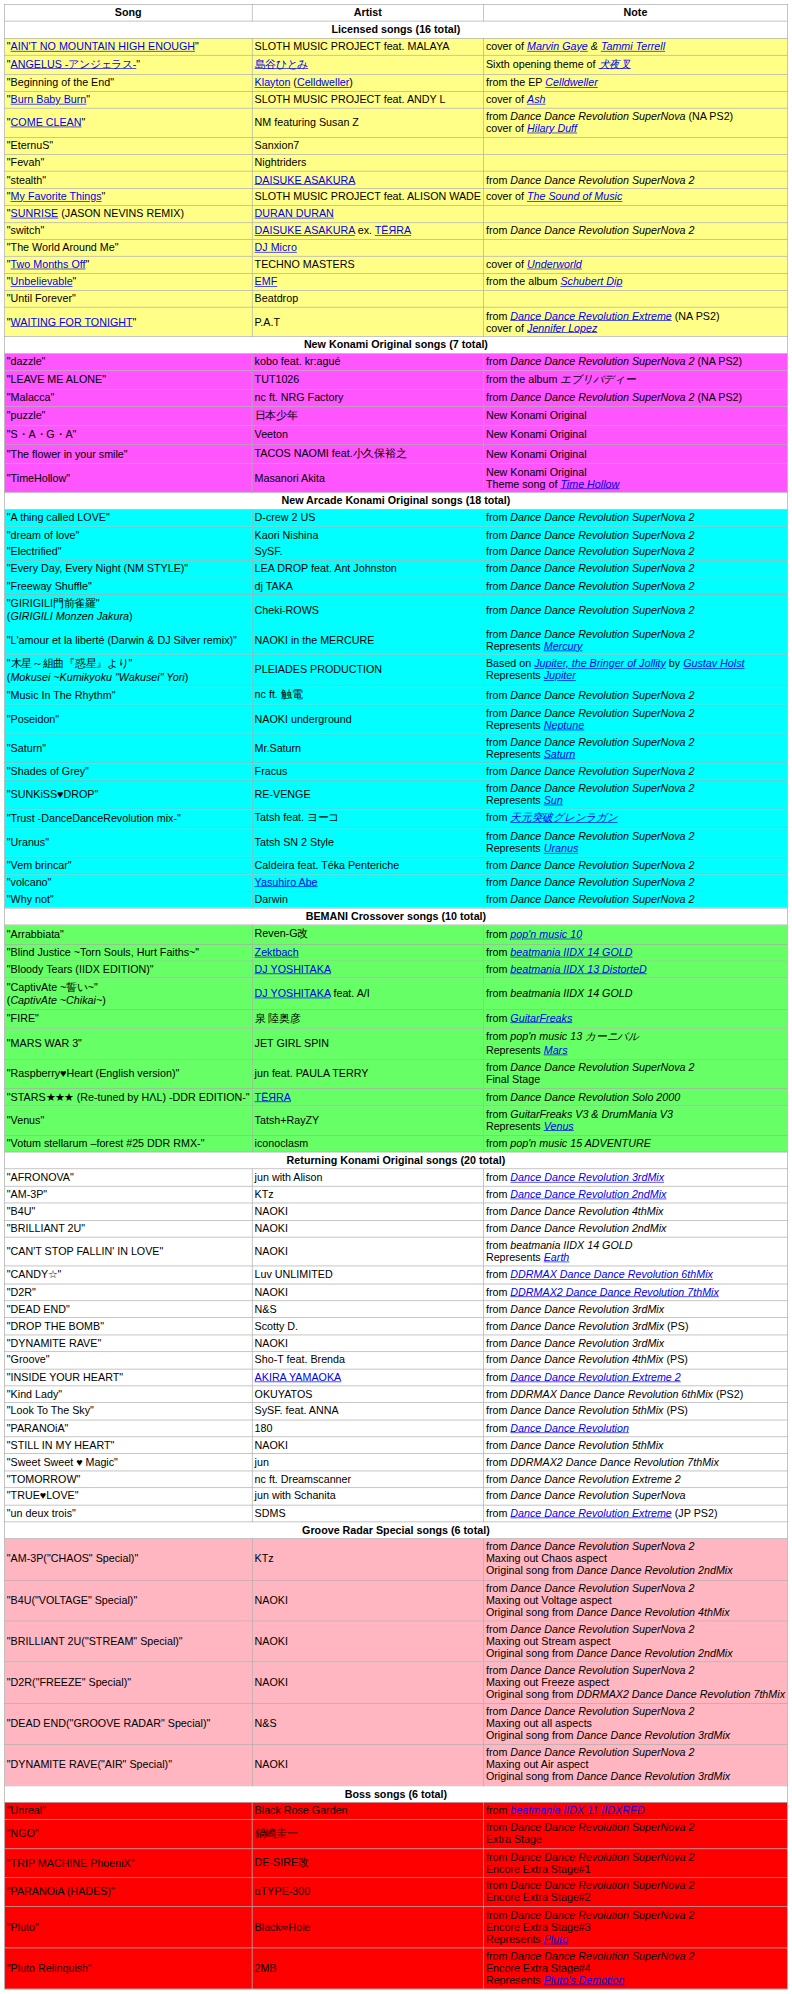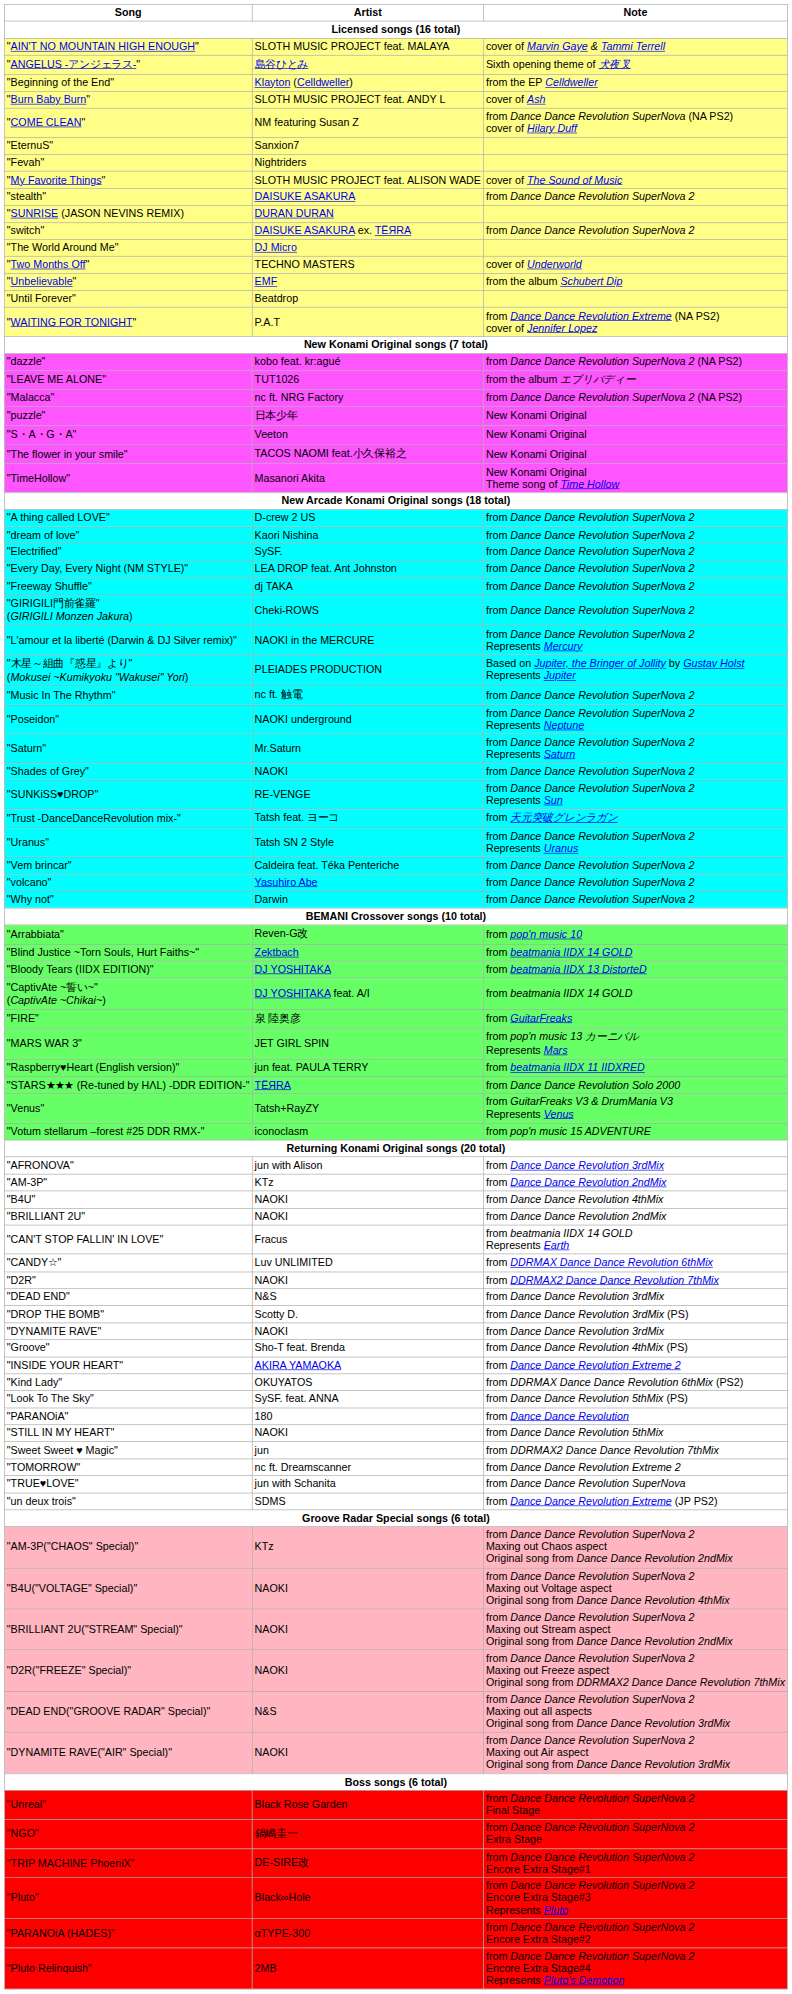rows swapped: (56, 197) <-> (26, 180)
(271, 771) Fracus -> (271, 771) NAOKI
(590, 1073) from Dance Dance Revolution SuperNova 2 Final Stage -> (565, 1067) from beatmania IIDX 11 IIDXRED
(271, 1251) NAOKI -> (271, 1239) Fracus
(565, 1811) from beatmania IIDX 11 IIDXRED -> (590, 1805) from Dance Dance Revolution SuperNova 2 Final Stage
rows swapped: (61, 1892) <-> (23, 1927)
